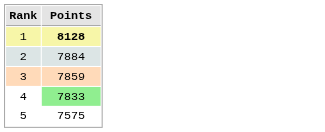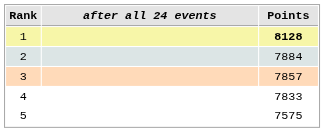+ column: (150, 16)
(71, 76) 7859 -> (288, 76) 7857
(71, 96) lightgreen background -> (288, 96) no background
